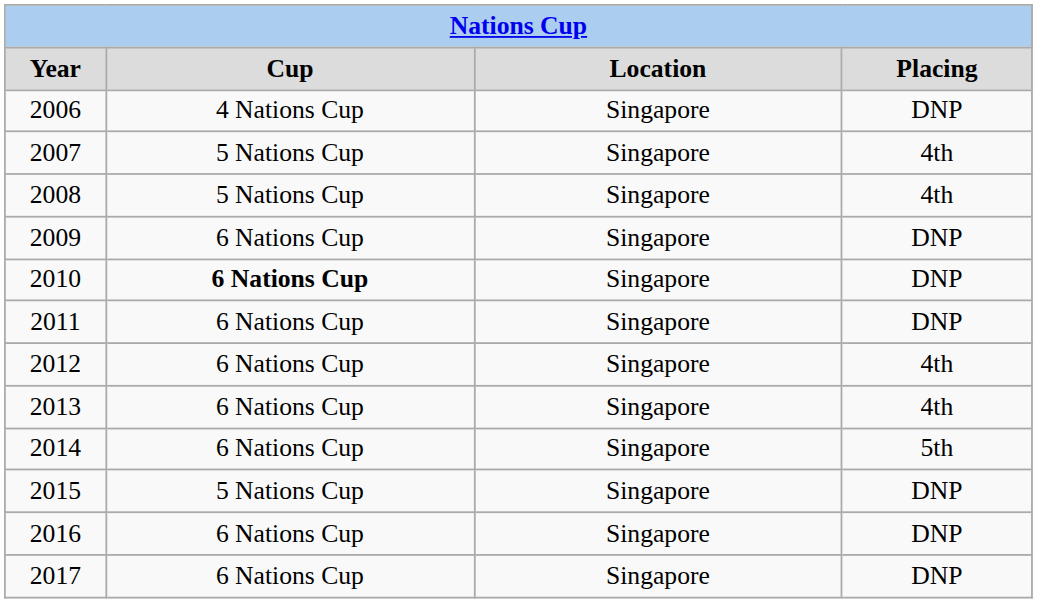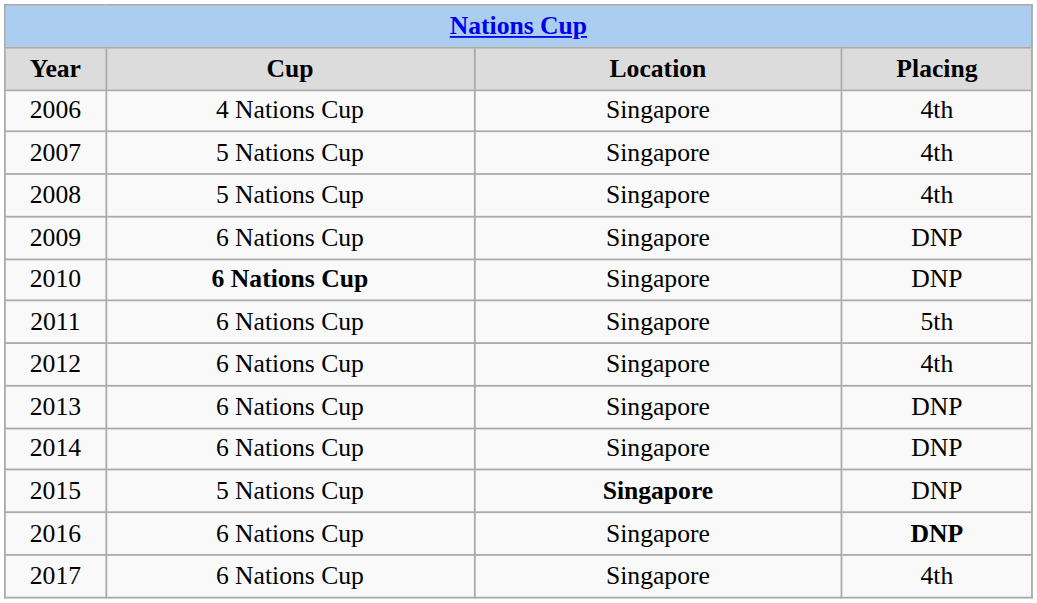(937, 110) DNP -> (937, 110) 4th
(937, 321) DNP -> (937, 321) 5th
(937, 406) 4th -> (937, 406) DNP
(937, 448) 5th -> (937, 448) DNP
(658, 491) normal -> (658, 491) bold
(937, 533) normal -> (937, 533) bold
(937, 575) DNP -> (937, 575) 4th
